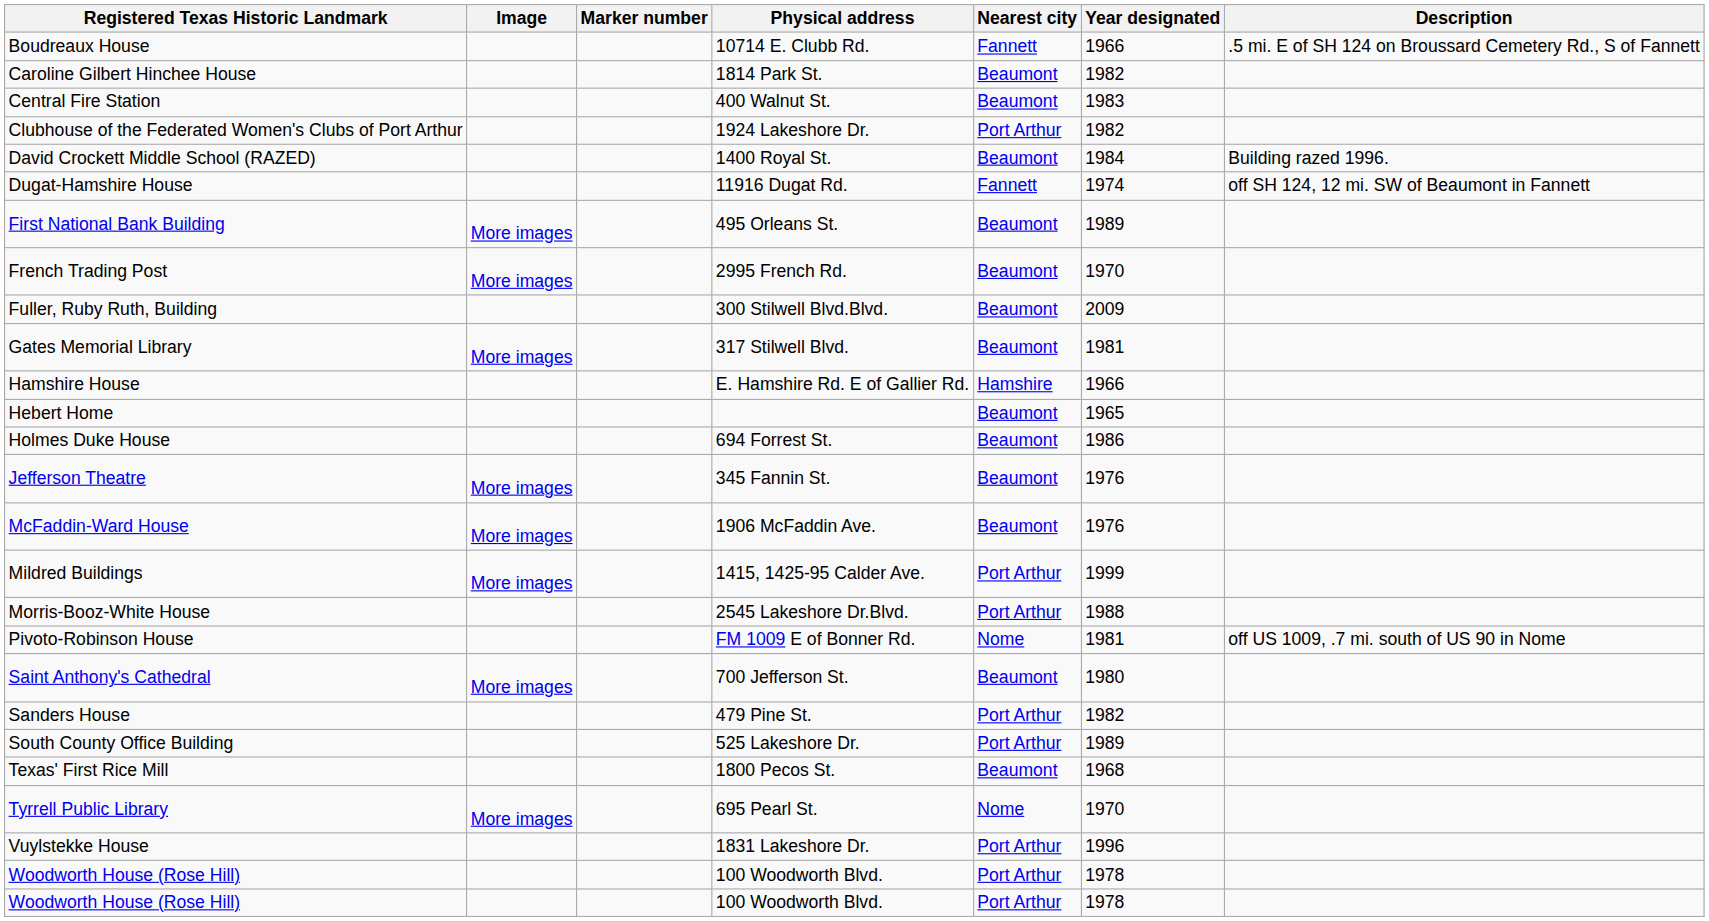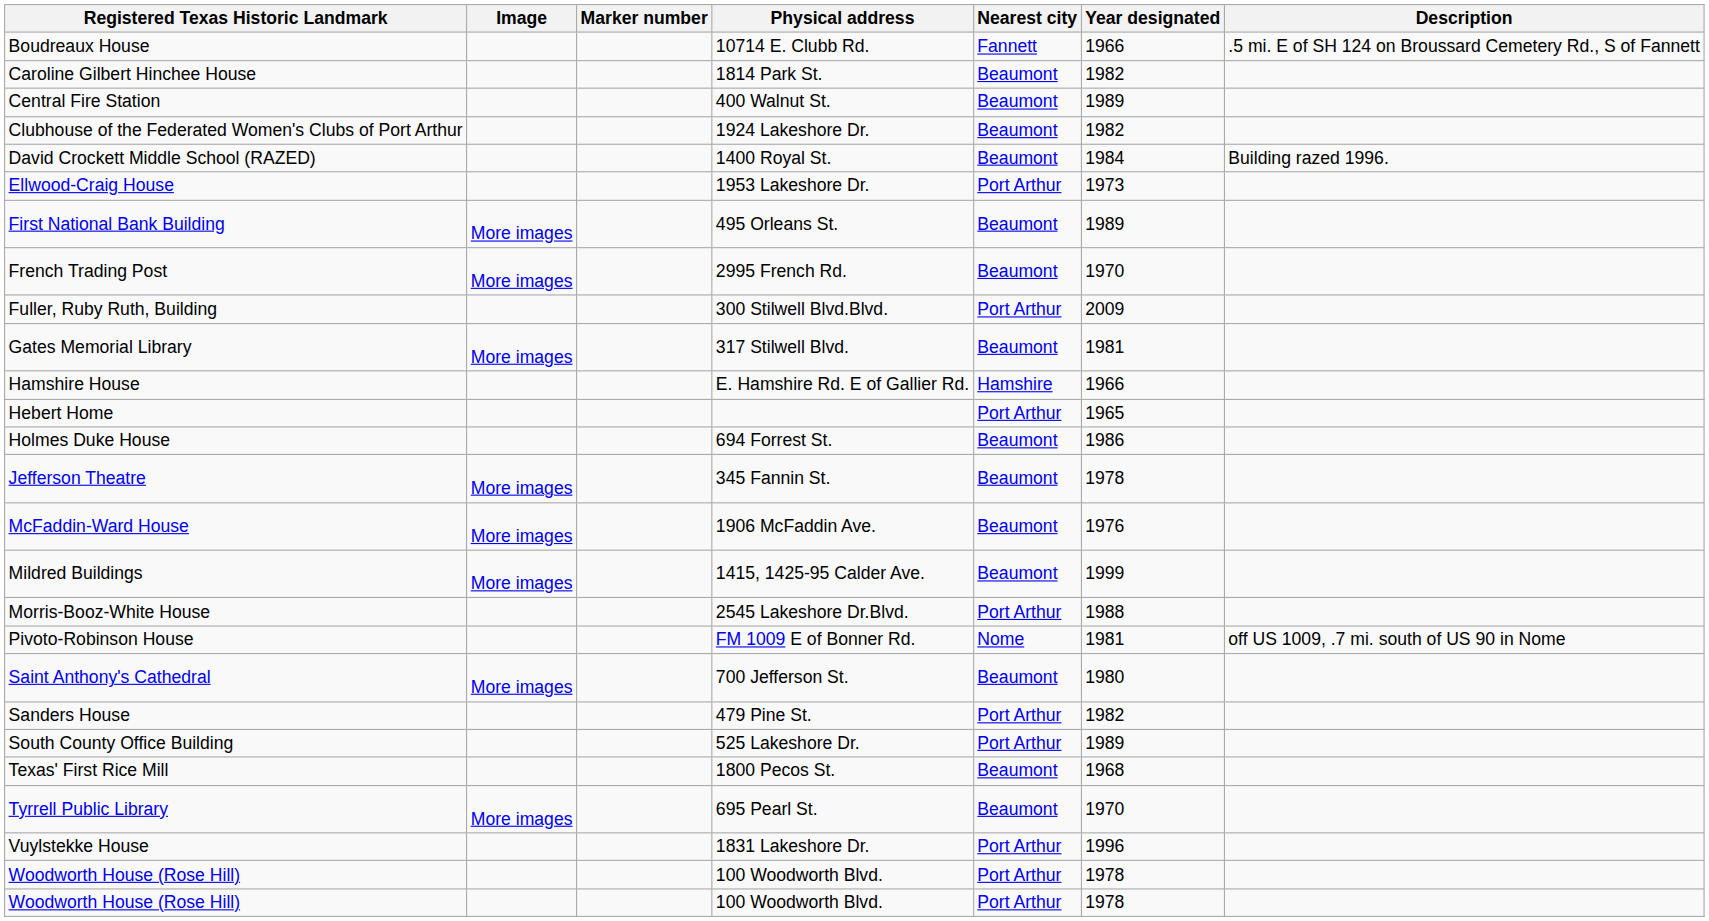(1105, 102) 1983 -> (1105, 102) 1989
(1019, 130) Port Arthur -> (1017, 130) Beaumont
- row: (101, 185)
+ row: (91, 185)
(1017, 309) Beaumont -> (1019, 309) Port Arthur
(1017, 412) Beaumont -> (1019, 412) Port Arthur
(1105, 478) 1976 -> (1105, 478) 1978
(1019, 573) Port Arthur -> (1017, 573) Beaumont
(1001, 808) Nome -> (1017, 808) Beaumont
